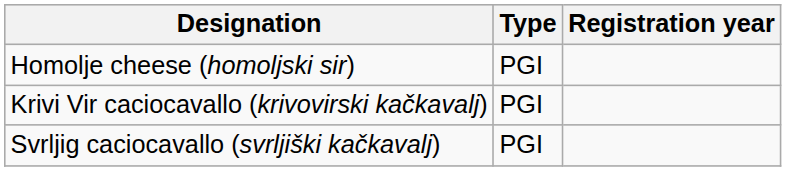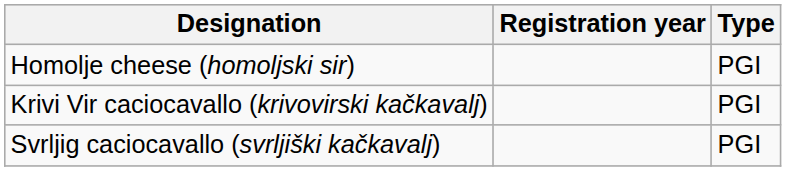columns swapped: (528, 24) <-> (671, 24)
